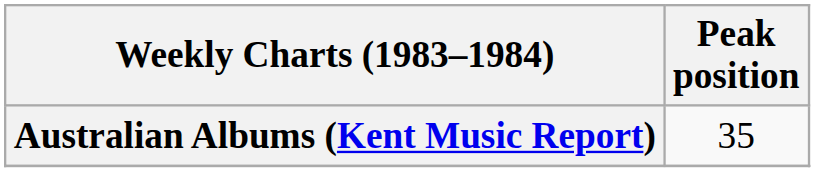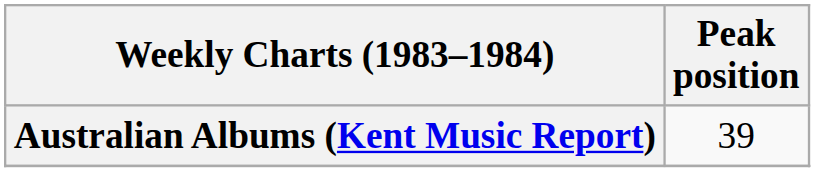(736, 135) 35 -> (736, 135) 39
